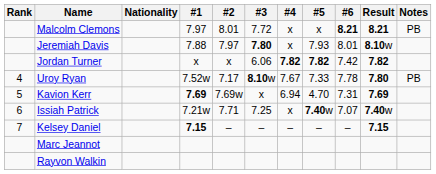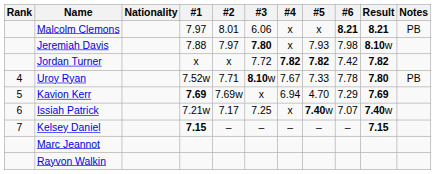(261, 29) 7.72 -> (261, 29) 6.06
(348, 45) 8.01 -> (348, 45) 7.98
(261, 62) 6.06 -> (261, 62) 7.72
(229, 78) 7.17 -> (229, 78) 7.71
(348, 95) 7.31 -> (348, 95) 7.29
(229, 111) 7.71 -> (229, 111) 7.17
